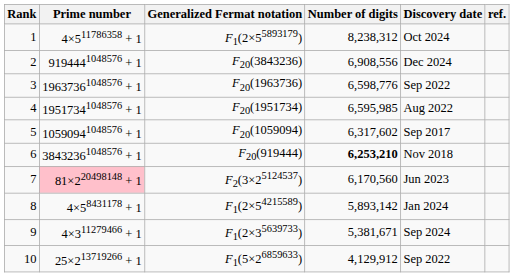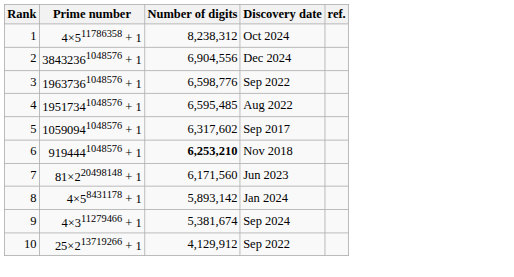- column: (225, 14)
(95, 62) 9194441048576 + 1 -> (92, 59) 38432361048576 + 1
(373, 62) 6,908,556 -> (212, 59) 6,904,556
(373, 108) 6,595,985 -> (212, 105) 6,595,485
(92, 154) 38432361048576 + 1 -> (95, 151) 9194441048576 + 1
(98, 179) pink background -> (98, 174) no background
(373, 179) 6,170,560 -> (212, 174) 6,171,560
(373, 232) 5,381,671 -> (212, 221) 5,381,674
